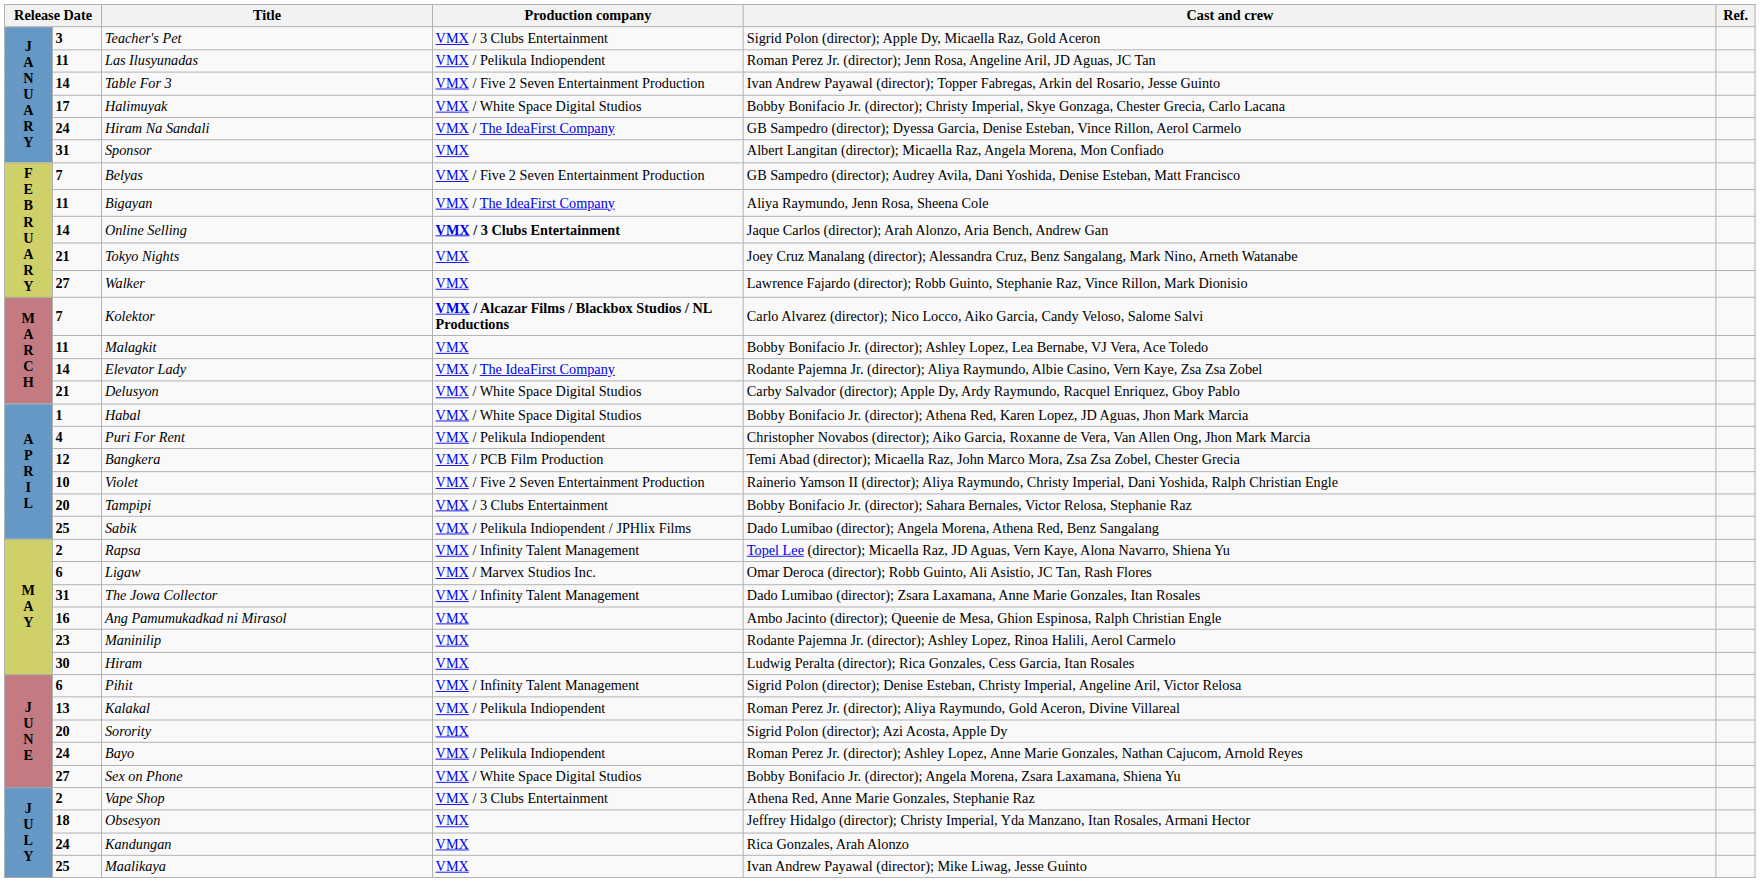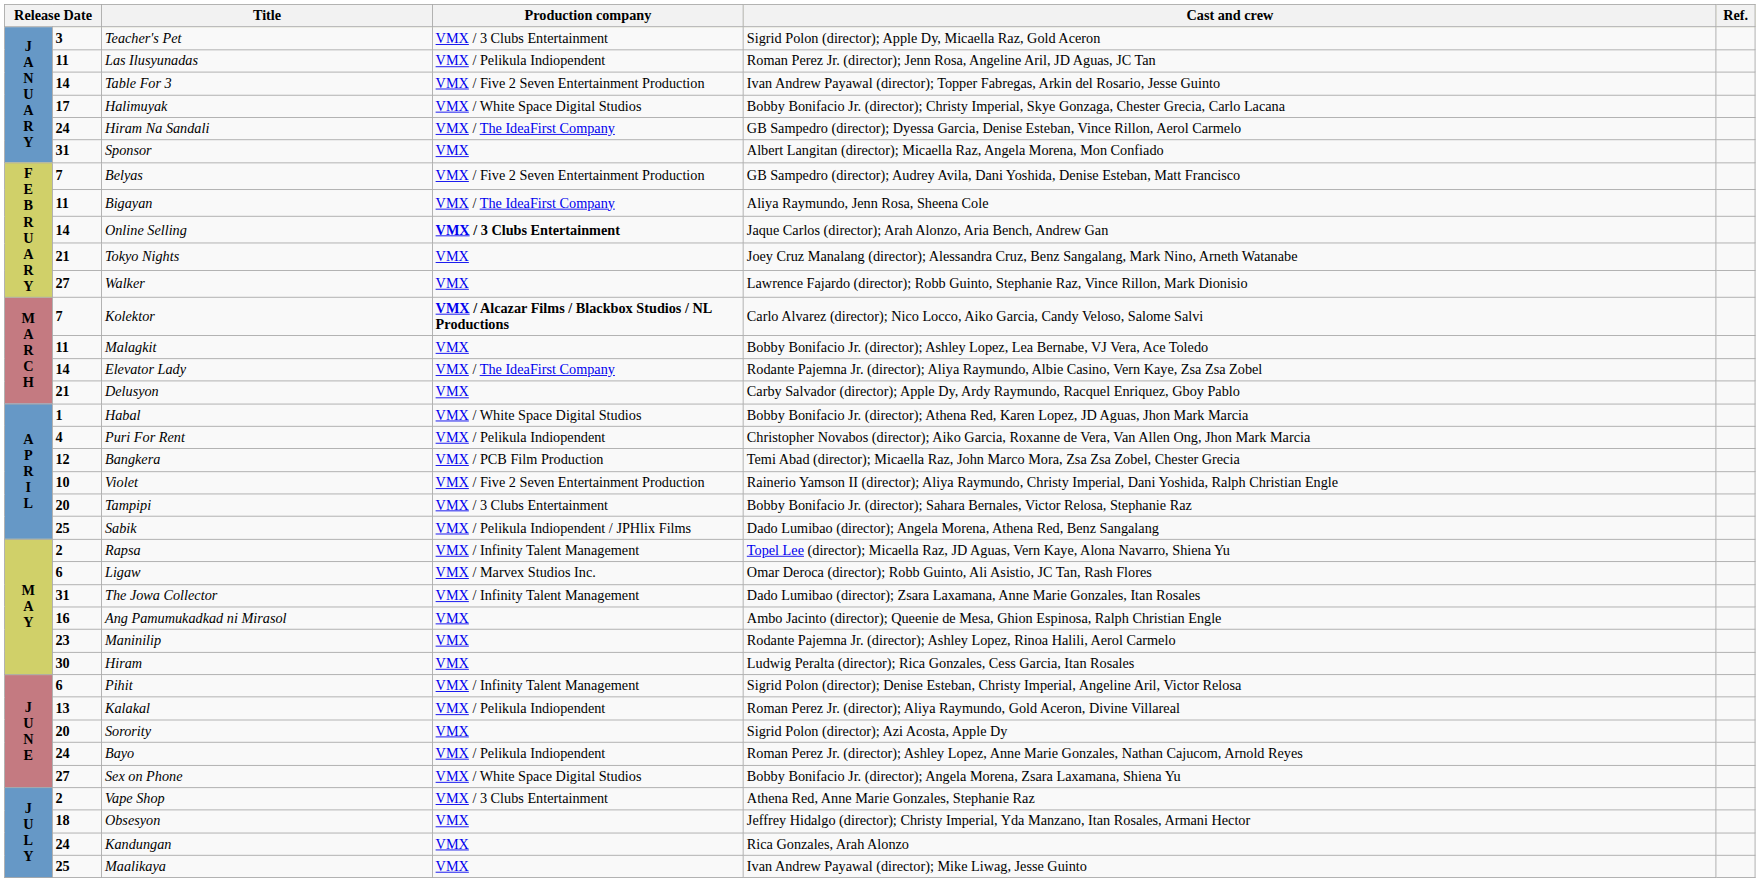(539, 392) VMX / White Space Digital Studios -> (452, 392) VMX
